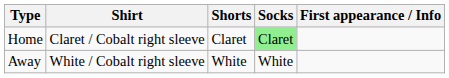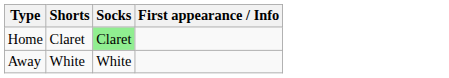- column: (127, 15)
